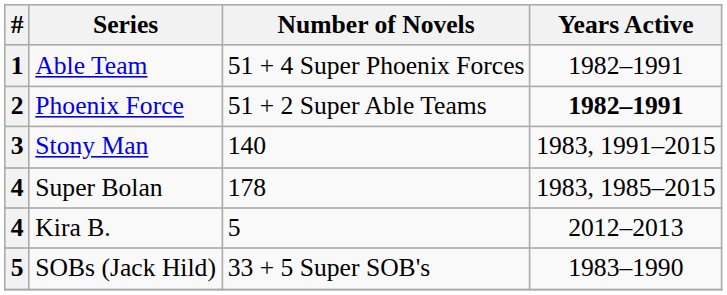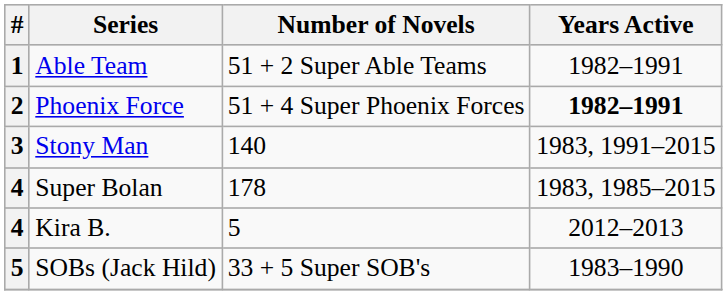(376, 65) 51 + 4 Super Phoenix Forces -> (357, 65) 51 + 2 Super Able Teams
(357, 106) 51 + 2 Super Able Teams -> (376, 106) 51 + 4 Super Phoenix Forces
